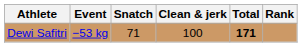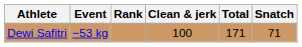columns swapped: (133, 14) <-> (280, 14)
(246, 33) bold -> (235, 33) normal
